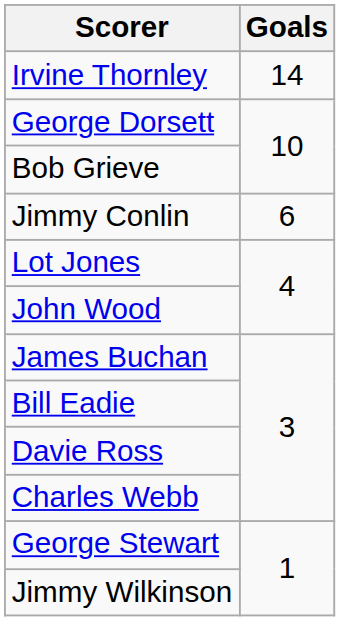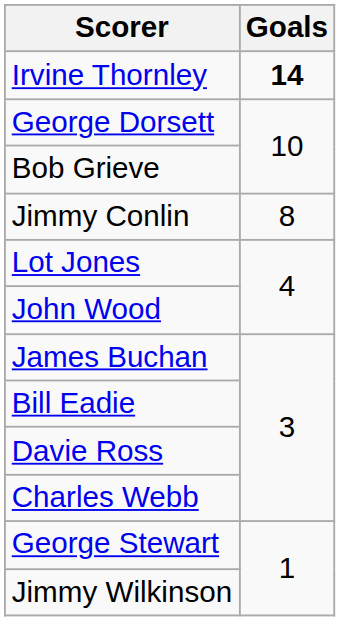(287, 74) normal -> (287, 74) bold
(287, 215) 6 -> (287, 215) 8
